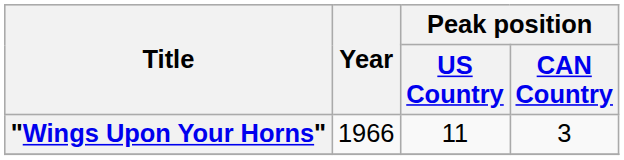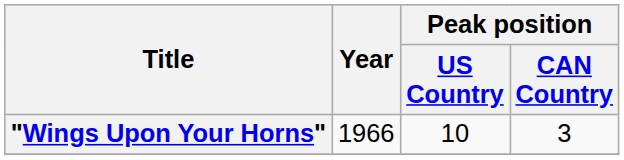(455, 133) 11 -> (455, 133) 10
